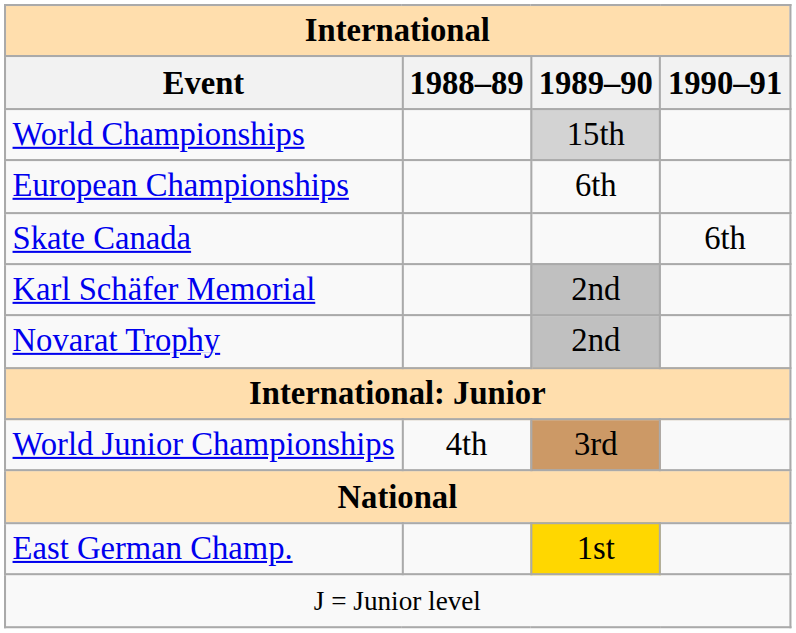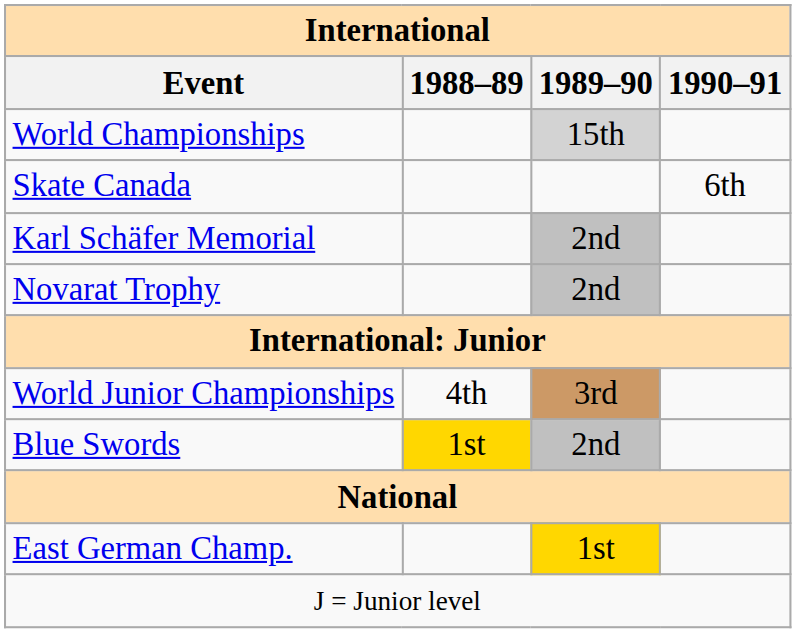- row: (181, 185)
+ row: (96, 444)
